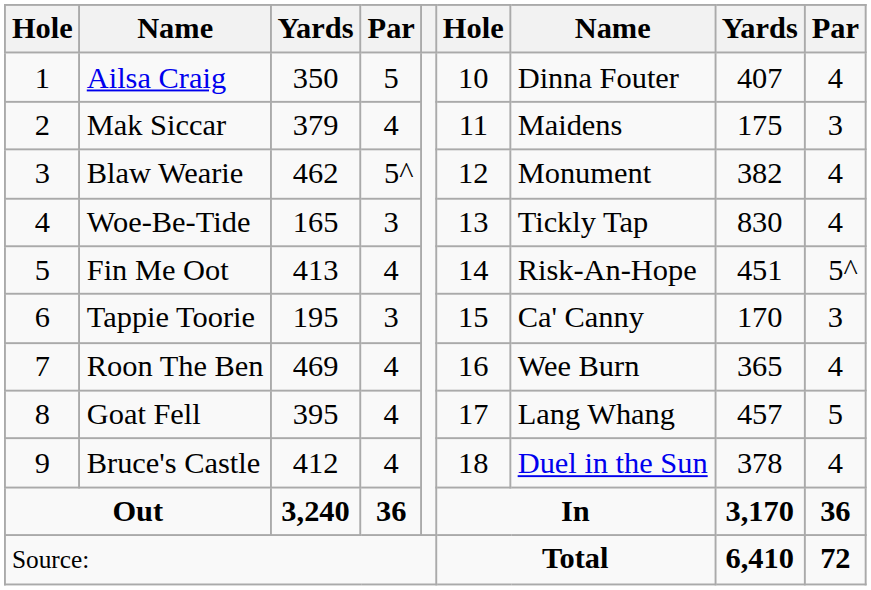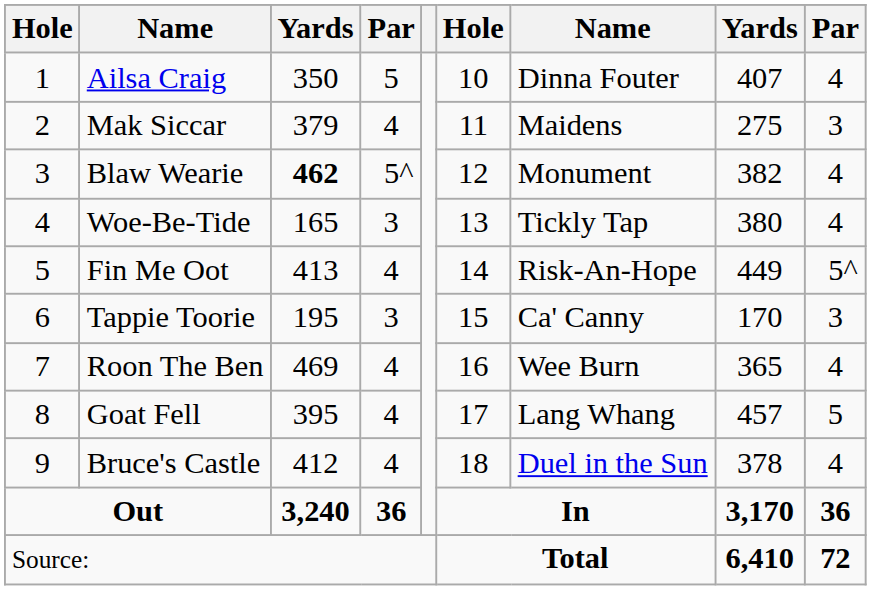(760, 125) 175 -> (760, 125) 275
(316, 173) normal -> (316, 173) bold
(760, 221) 830 -> (760, 221) 380
(760, 269) 451 -> (760, 269) 449
